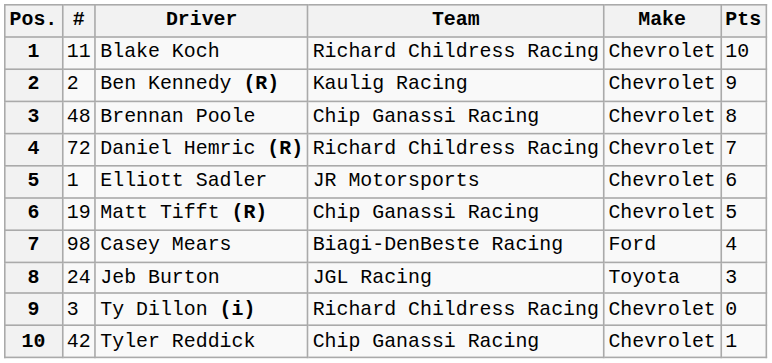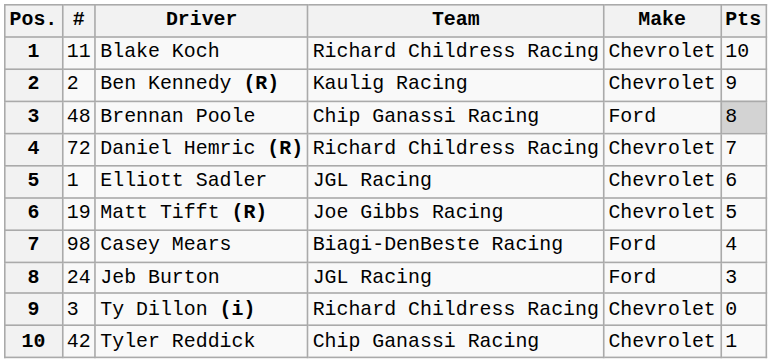(662, 117) Chevrolet -> (632, 117) Ford
(731, 117) no background -> (731, 117) lightgrey background
(396, 182) JR Motorsports -> (372, 182) JGL Racing
(426, 214) Chip Ganassi Racing -> (408, 214) Joe Gibbs Racing
(644, 278) Toyota -> (632, 278) Ford
